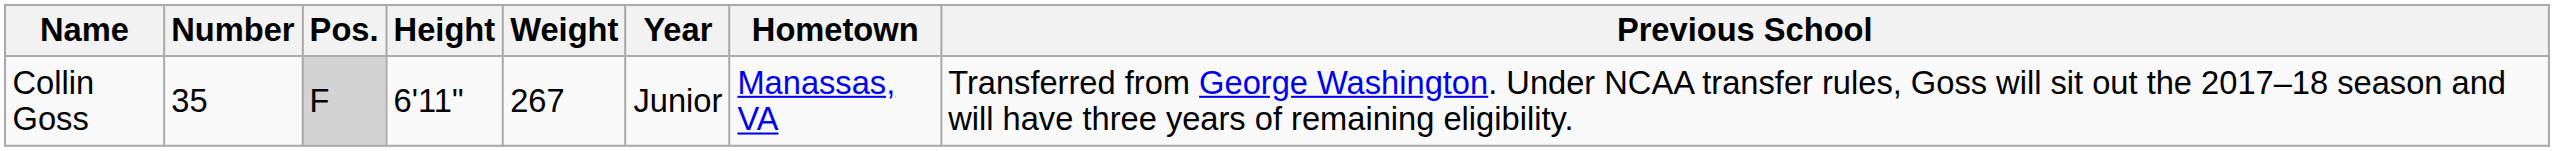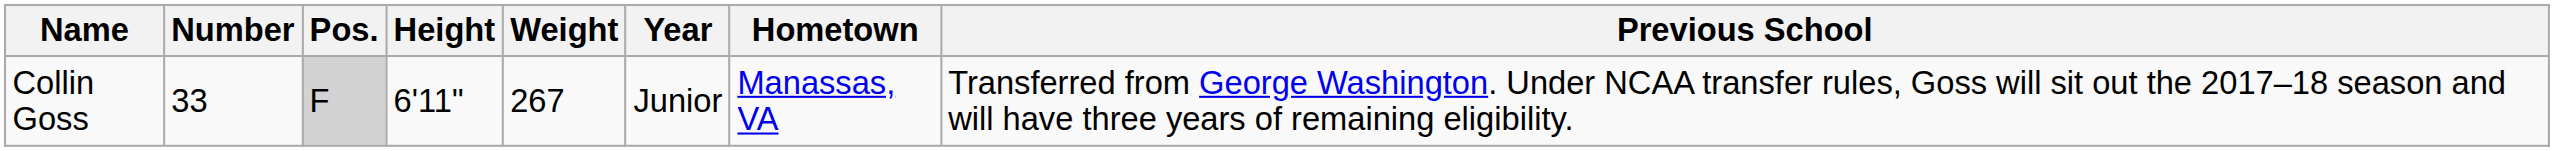(189, 100) 35 -> (189, 100) 33
